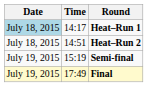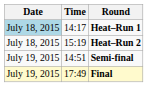(75, 43) 14:51 -> (75, 43) 15:19
(75, 58) 15:19 -> (75, 58) 14:51
